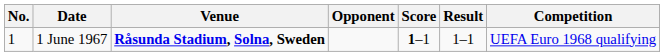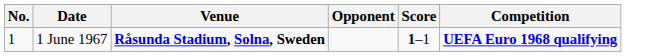- column: (463, 16)
(573, 39) normal -> (530, 39) bold
